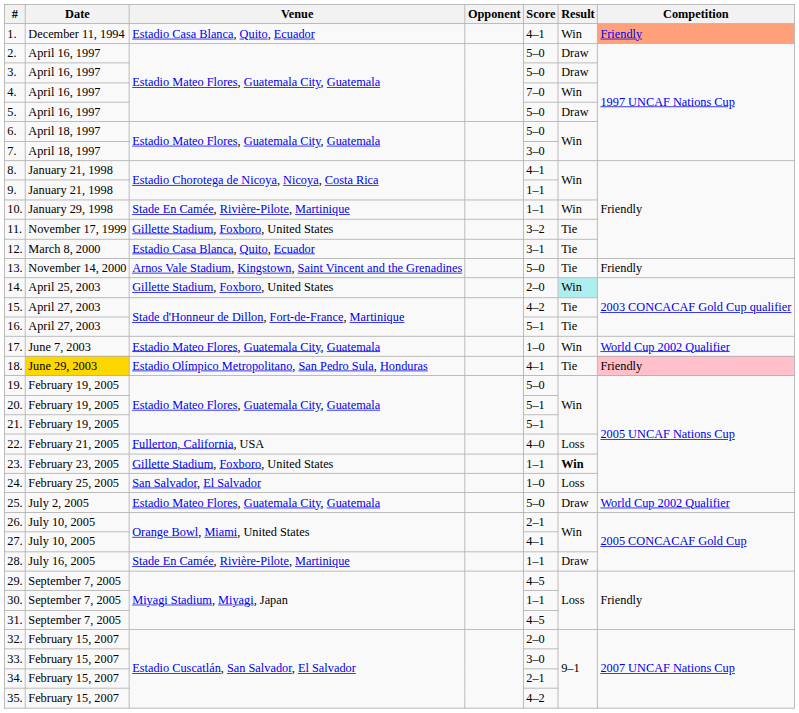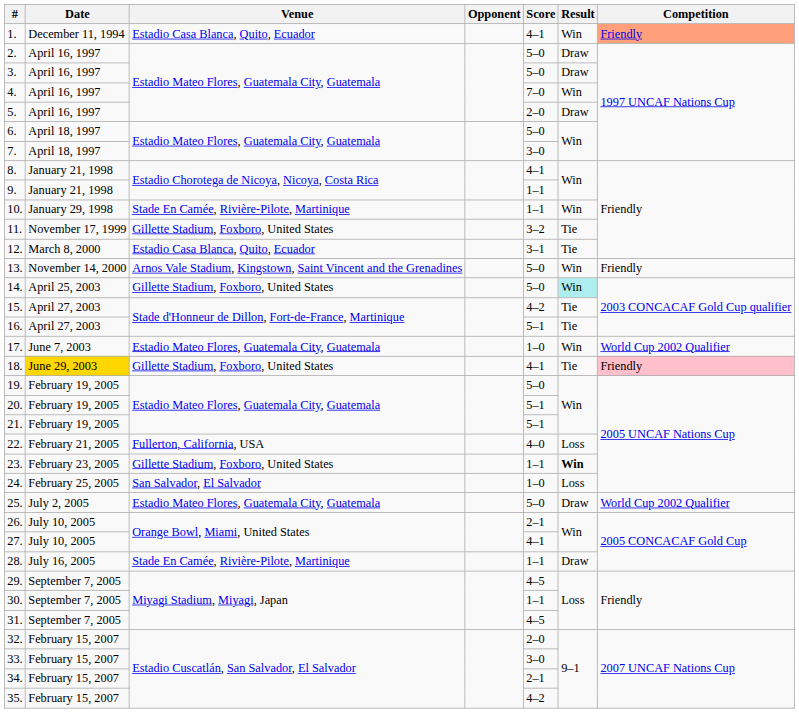(536, 111) 5–0 -> (536, 111) 2–0
(569, 268) Tie -> (572, 268) Win
(536, 287) 2–0 -> (536, 287) 5–0
(280, 365) Estadio Olímpico Metropolitano, San Pedro Sula, Honduras -> (233, 365) Gillette Stadium, Foxboro, United States
